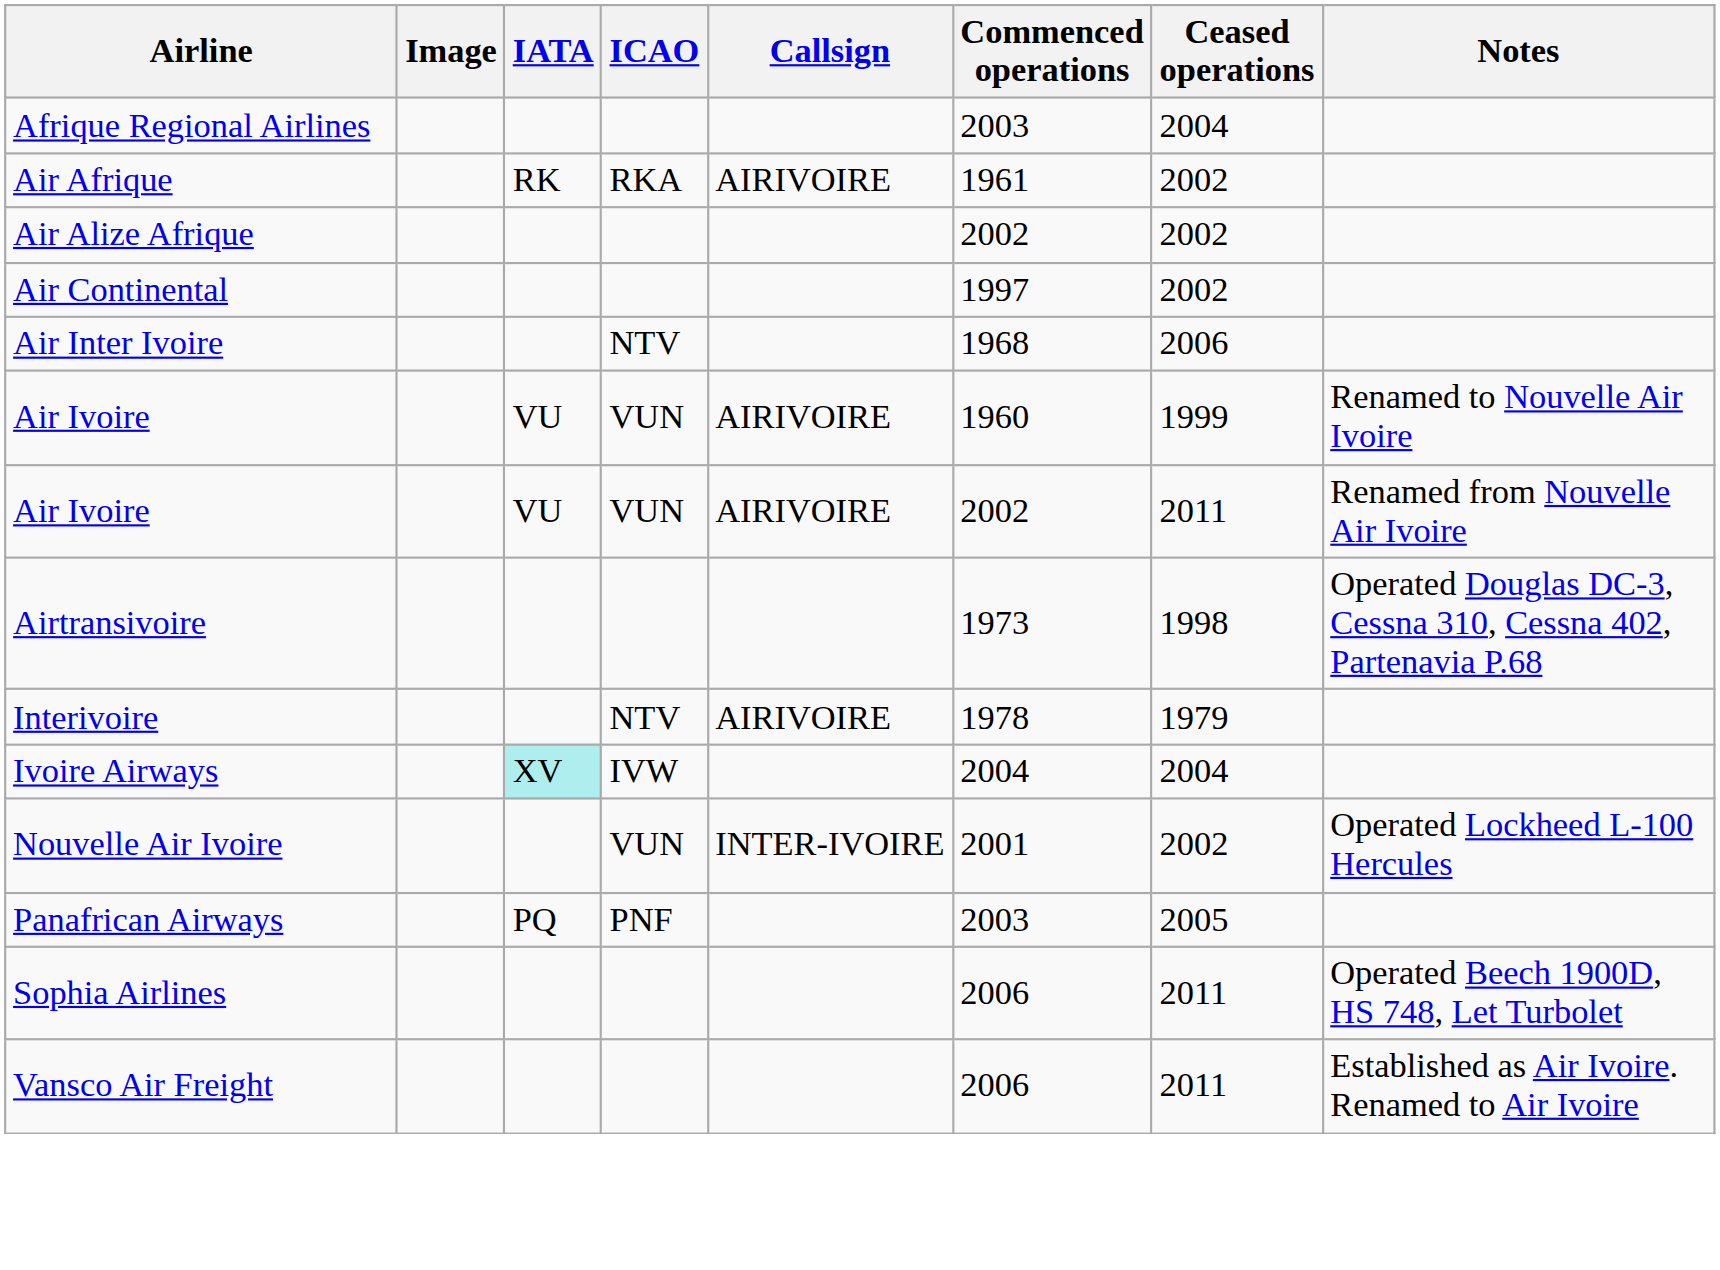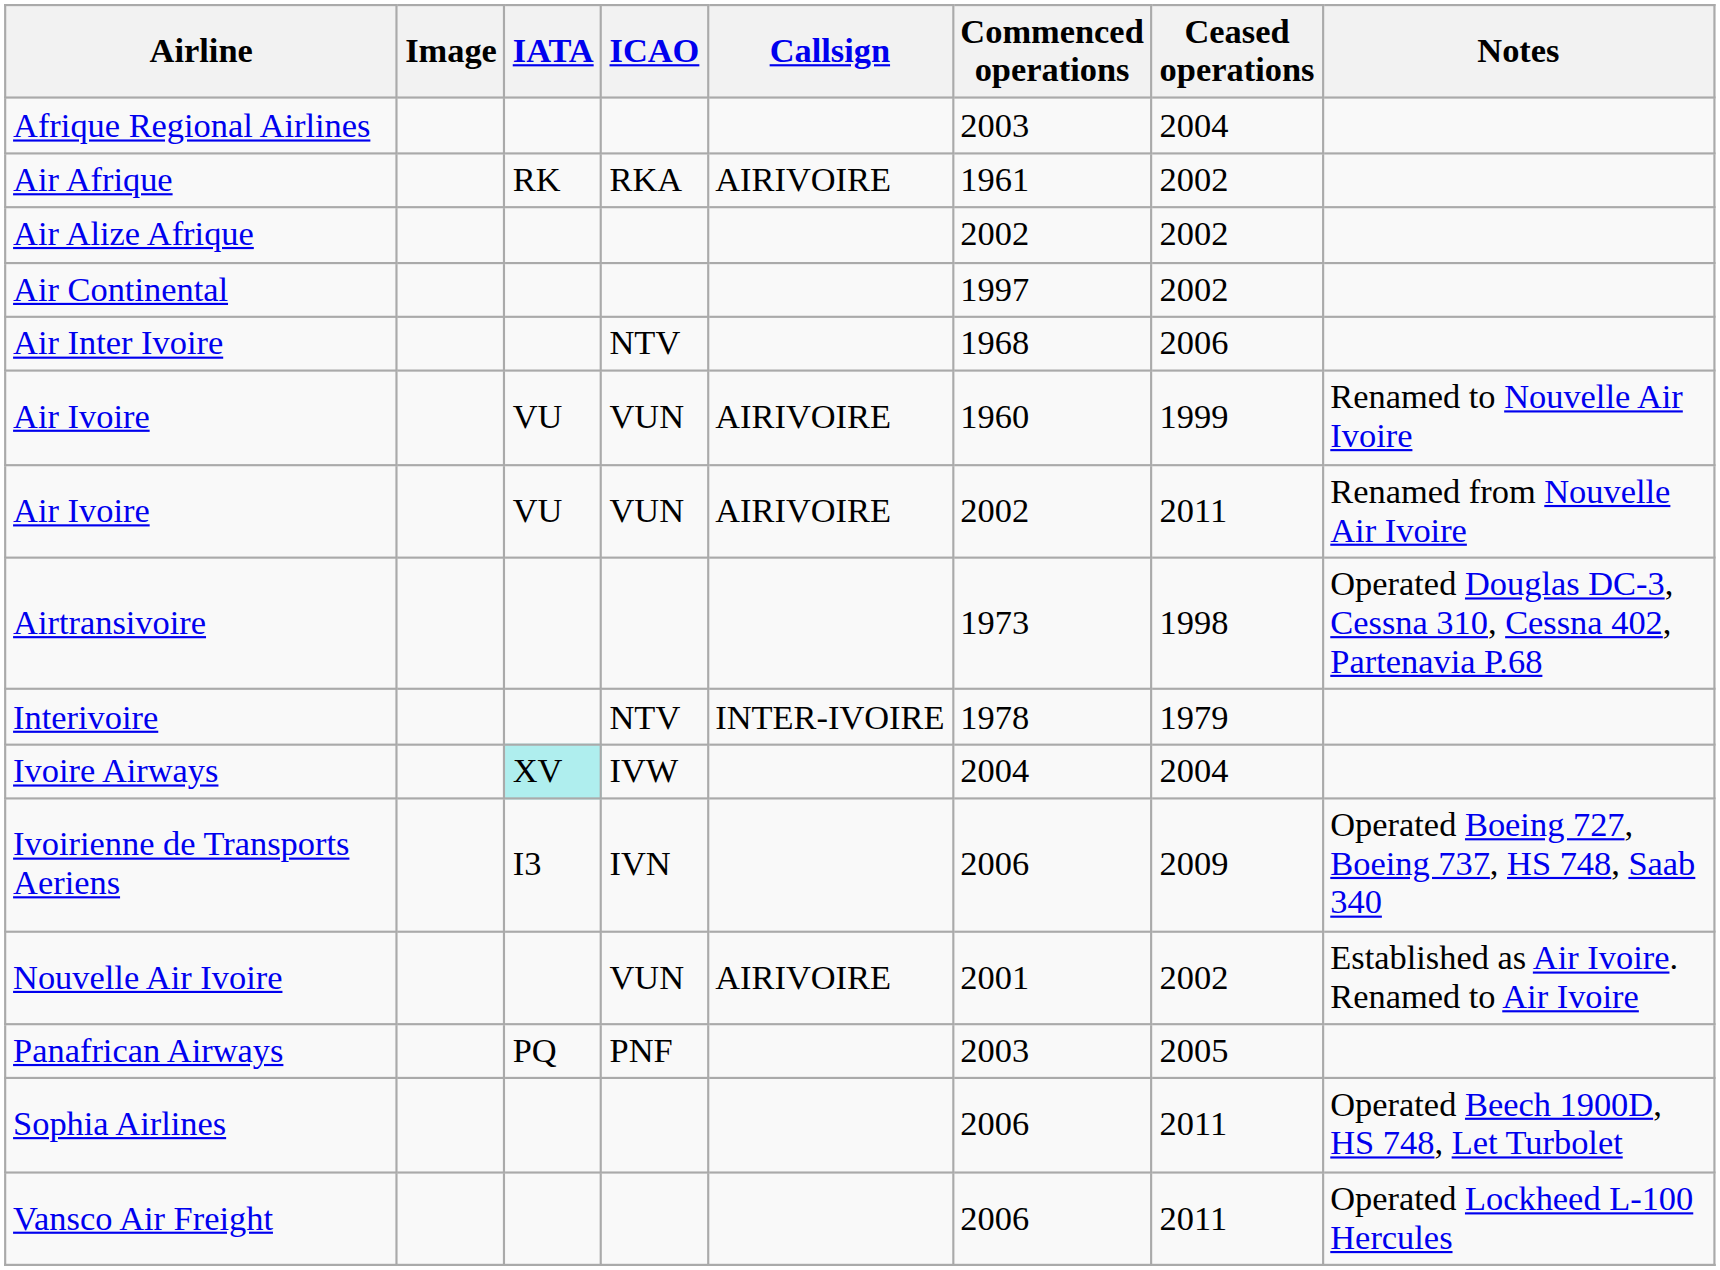(803, 716) AIRIVOIRE -> (830, 716) INTER-IVOIRE
+ row: (181, 864)
(830, 844) INTER-IVOIRE -> (803, 976) AIRIVOIRE
(1512, 844) Operated Lockheed L-100 Hercules -> (1504, 976) Established as Air Ivoire. Renamed to Air Ivoire
(1504, 1085) Established as Air Ivoire. Renamed to Air Ivoire -> (1512, 1217) Operated Lockheed L-100 Hercules
